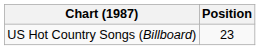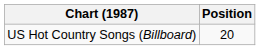(227, 34) 23 -> (227, 34) 20
